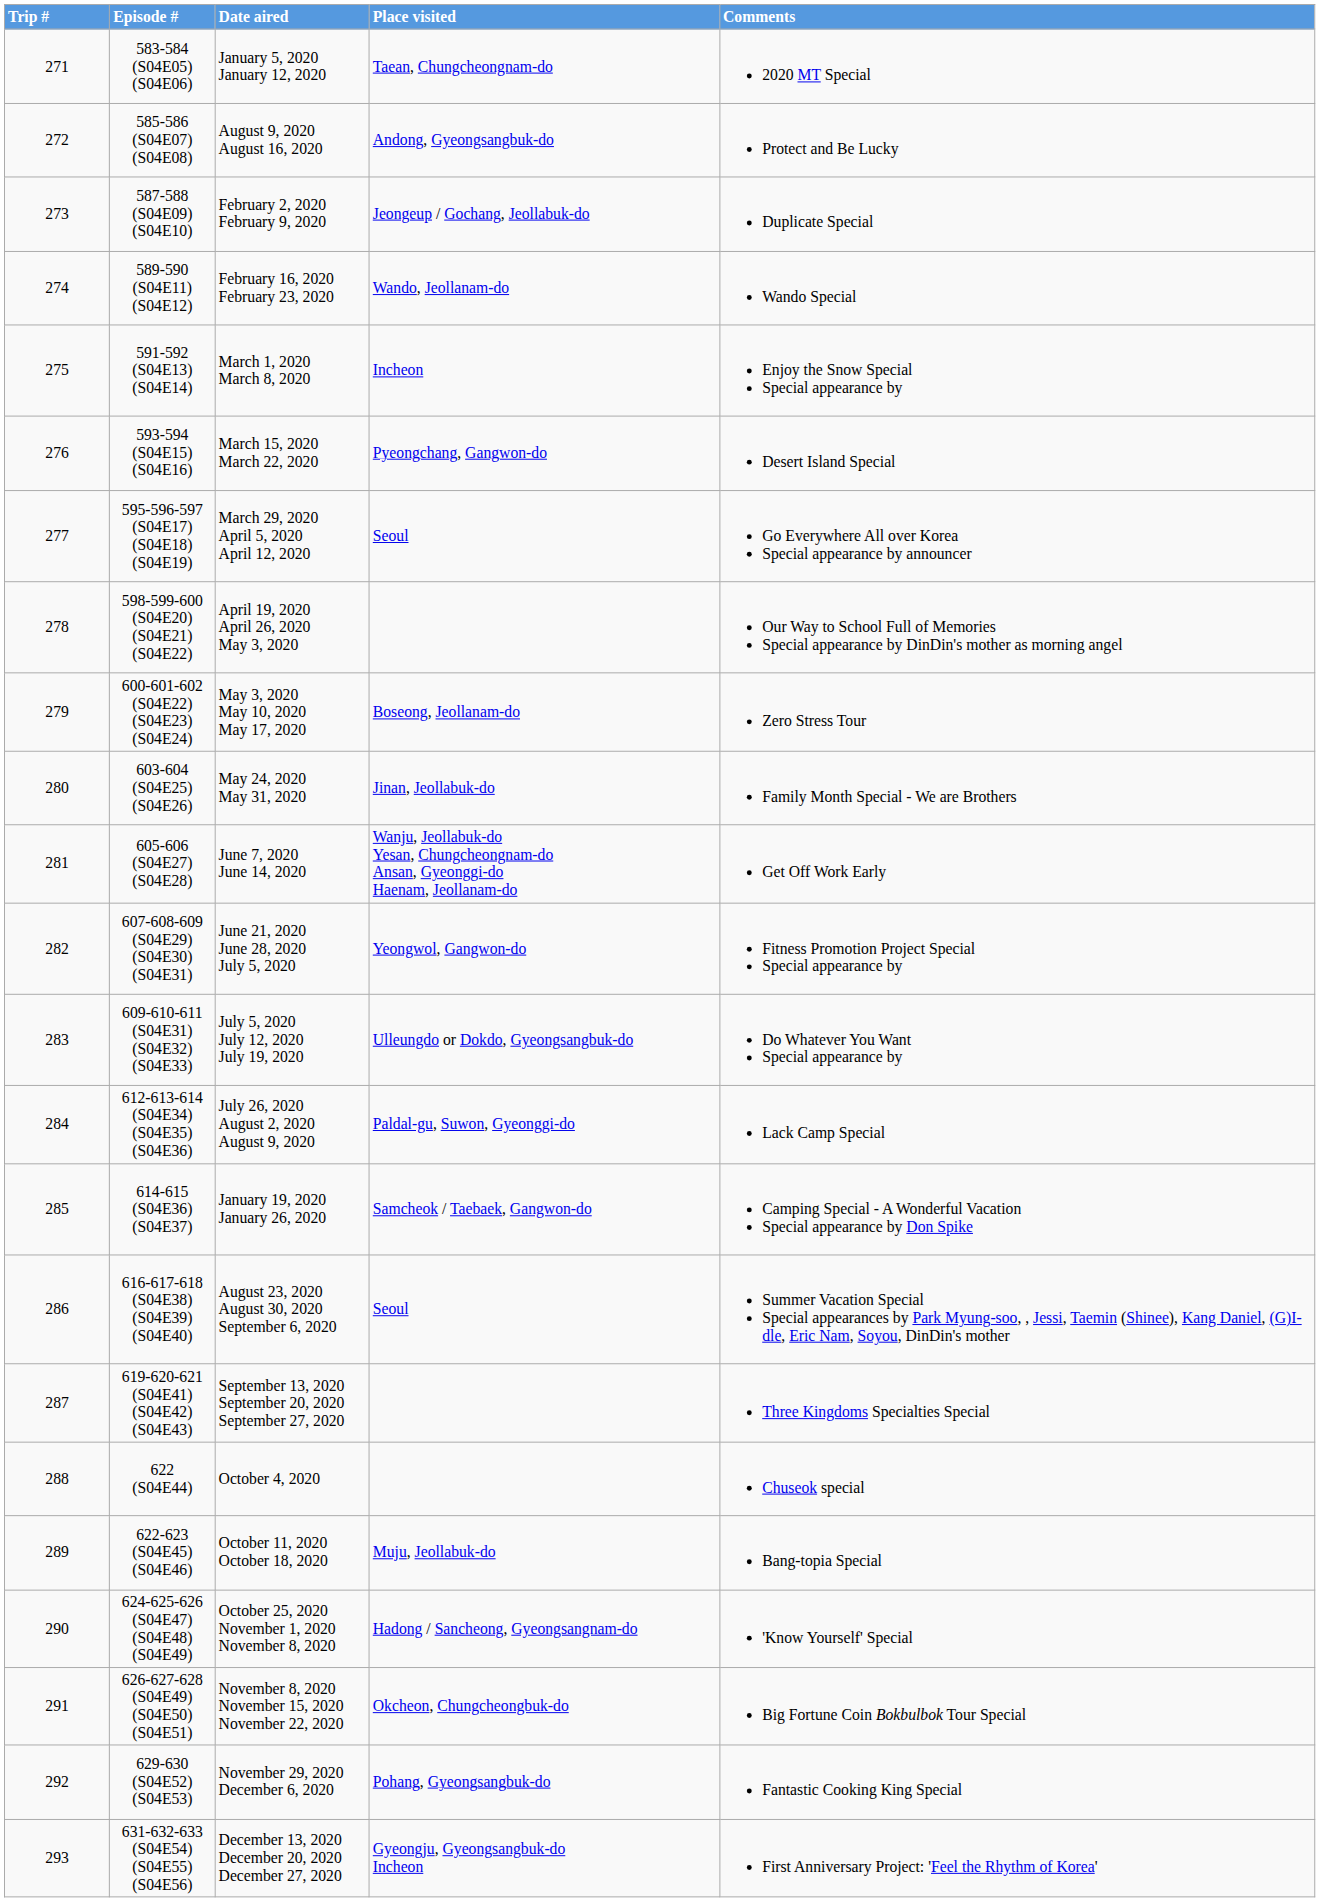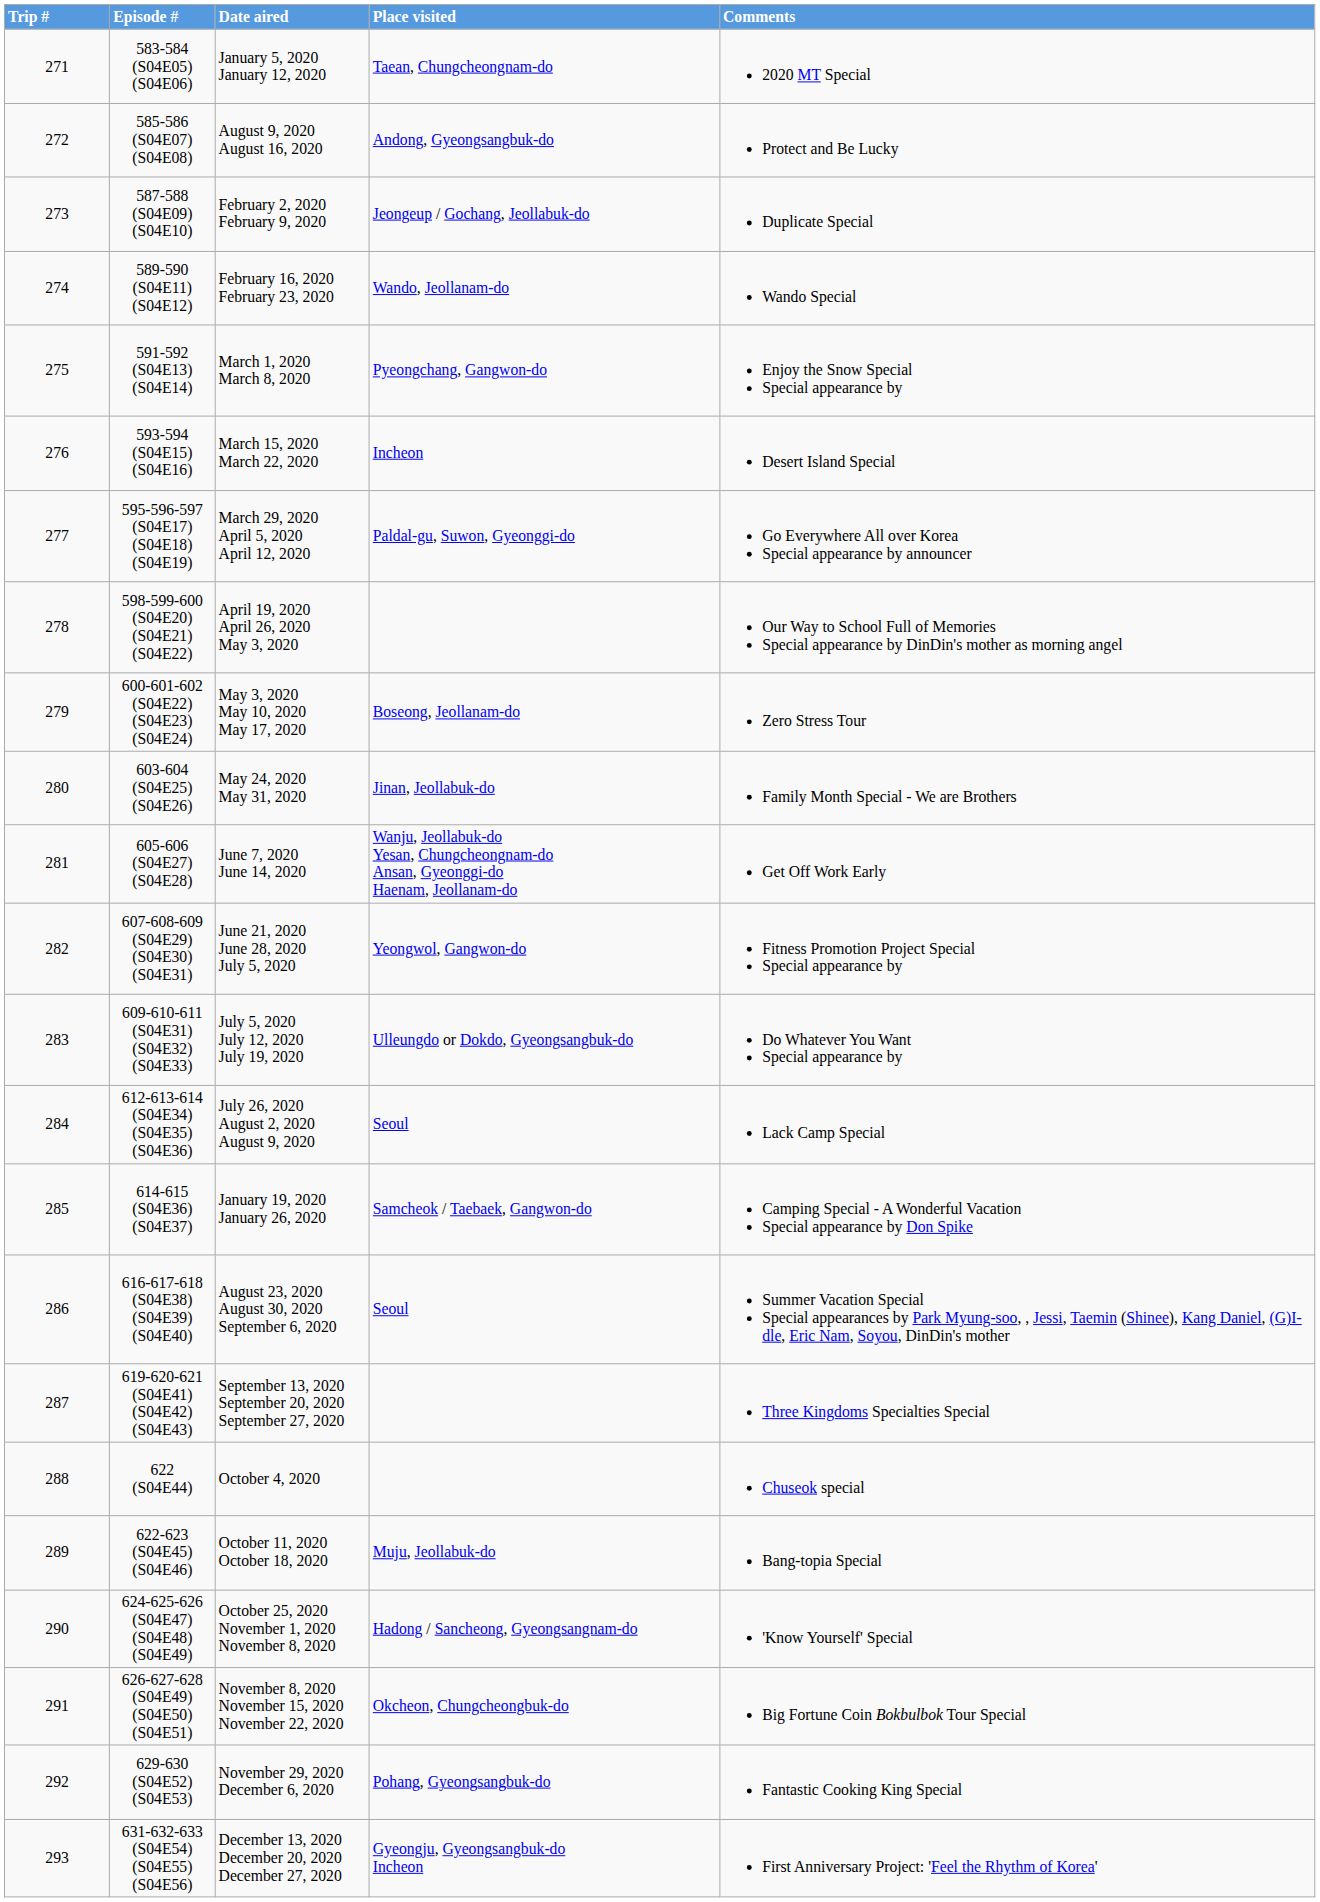(398, 370) Incheon -> (460, 370) Pyeongchang, Gangwon-do
(460, 453) Pyeongchang, Gangwon-do -> (398, 453) Incheon
(391, 535) Seoul -> (474, 535) Paldal-gu, Suwon, Gyeonggi-do
(474, 1124) Paldal-gu, Suwon, Gyeonggi-do -> (391, 1124) Seoul
